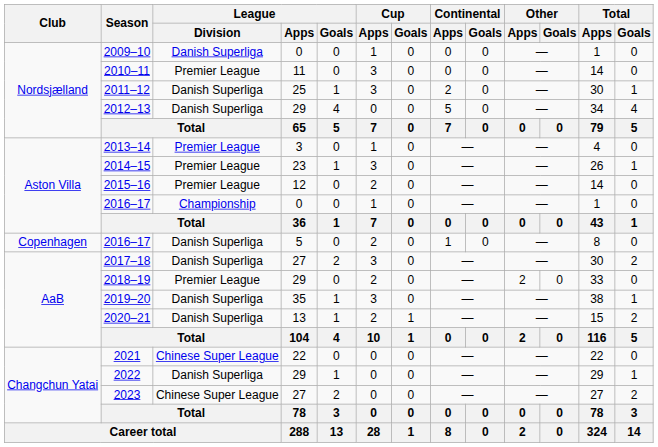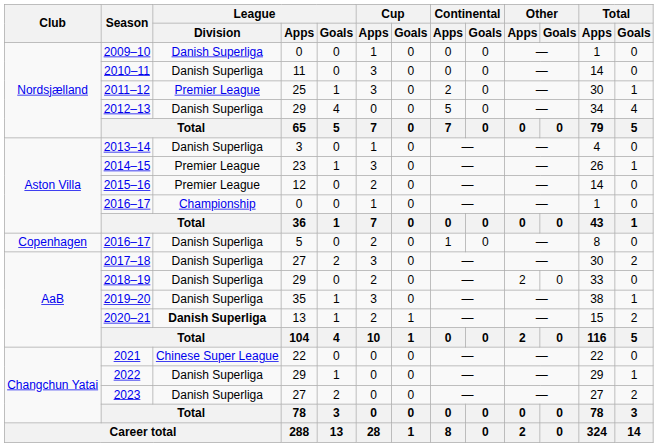(217, 71) Premier League -> (217, 71) Danish Superliga
(217, 90) Danish Superliga -> (217, 90) Premier League
(217, 147) Premier League -> (217, 147) Danish Superliga
(217, 280) Premier League -> (217, 280) Danish Superliga
(217, 318) normal -> (217, 318) bold
(217, 394) Chinese Super League -> (217, 394) Danish Superliga
